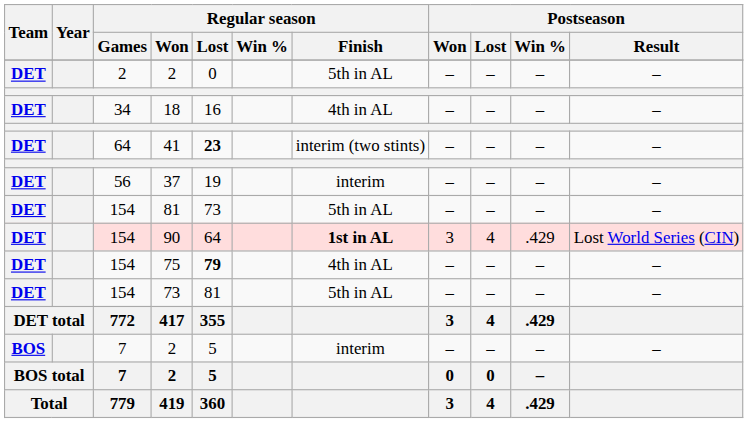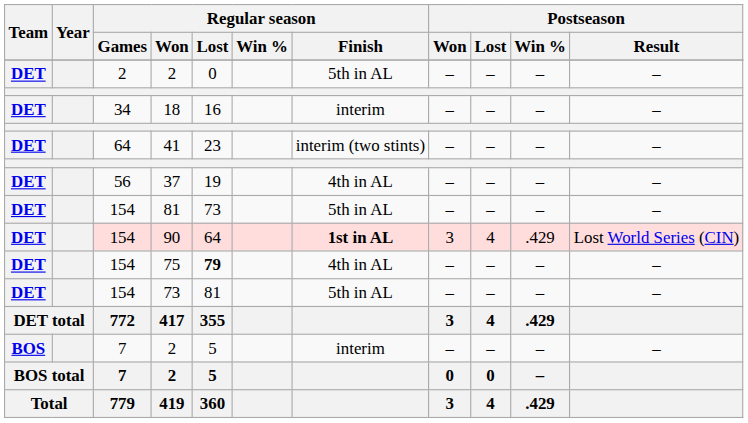(360, 109) 4th in AL -> (360, 109) interim
(212, 145) bold -> (212, 145) normal
(360, 181) interim -> (360, 181) 4th in AL
